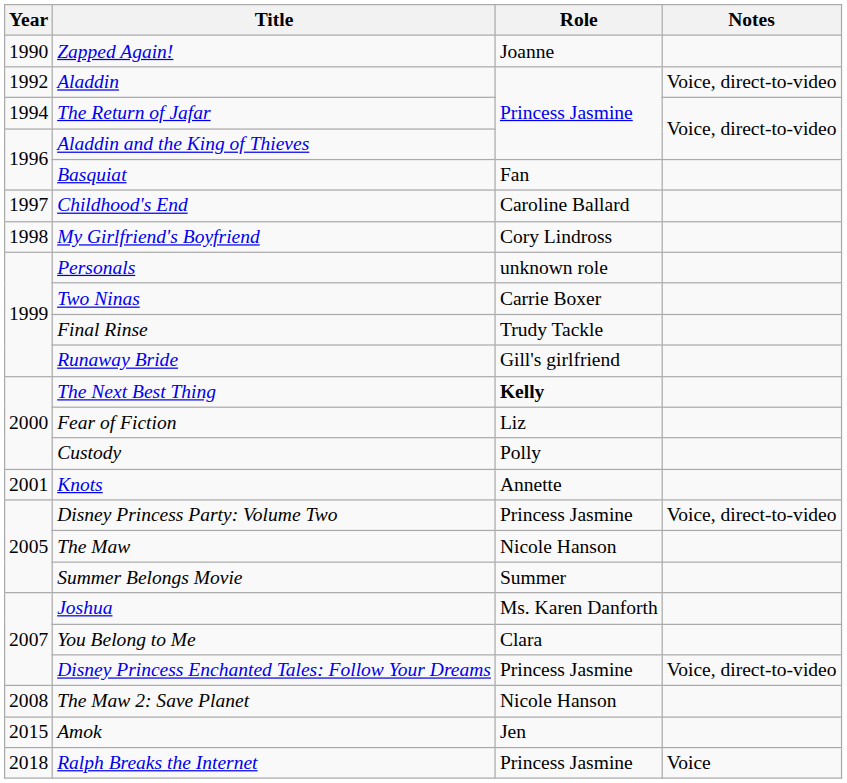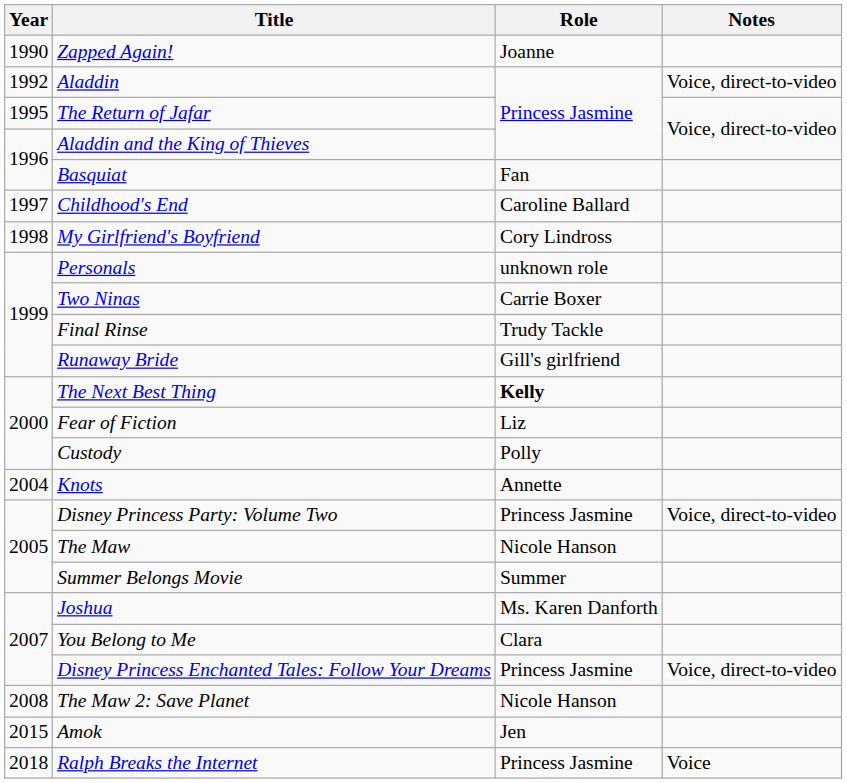(29, 112) 1994 -> (29, 112) 1995
(29, 484) 2001 -> (29, 484) 2004
